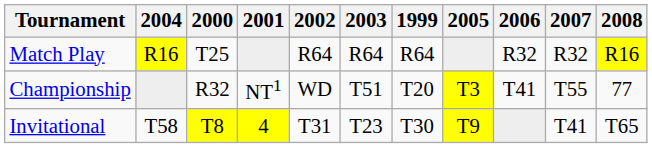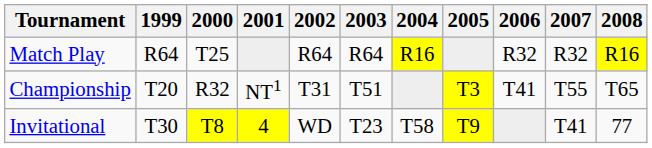columns swapped: (417, 20) <-> (161, 20)
(315, 89) WD -> (315, 89) T31
(622, 89) 77 -> (622, 89) T65
(315, 125) T31 -> (315, 125) WD
(622, 125) T65 -> (622, 125) 77
